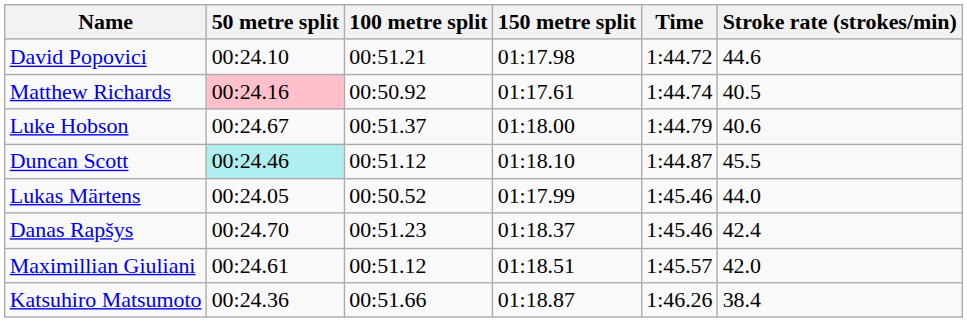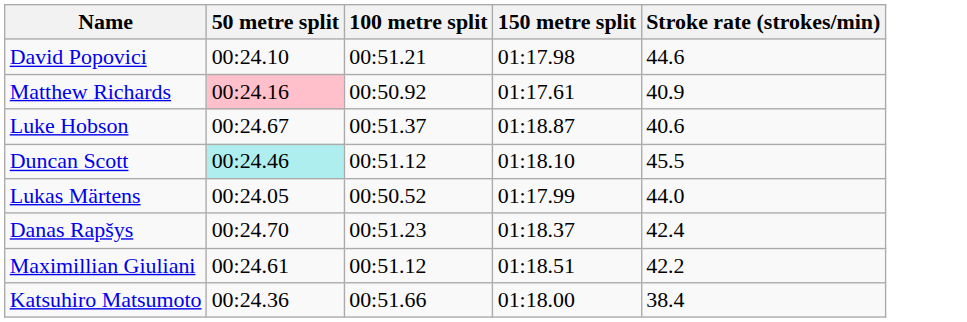- column: (679, 21)
(742, 91) 40.5 -> (665, 91) 40.9
(536, 126) 01:18.00 -> (536, 126) 01:18.87
(742, 265) 42.0 -> (665, 265) 42.2
(536, 299) 01:18.87 -> (536, 299) 01:18.00
